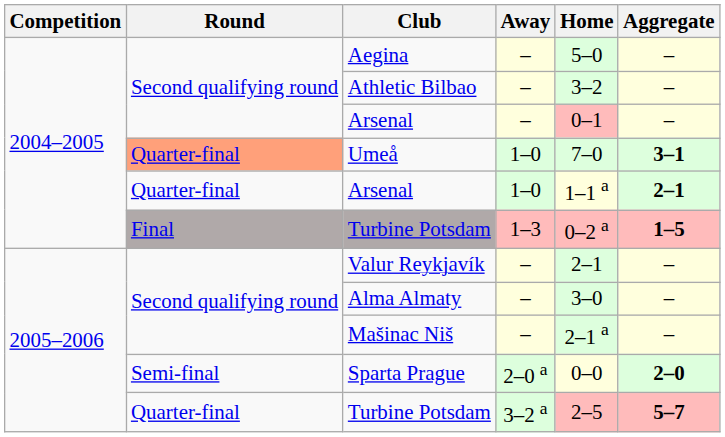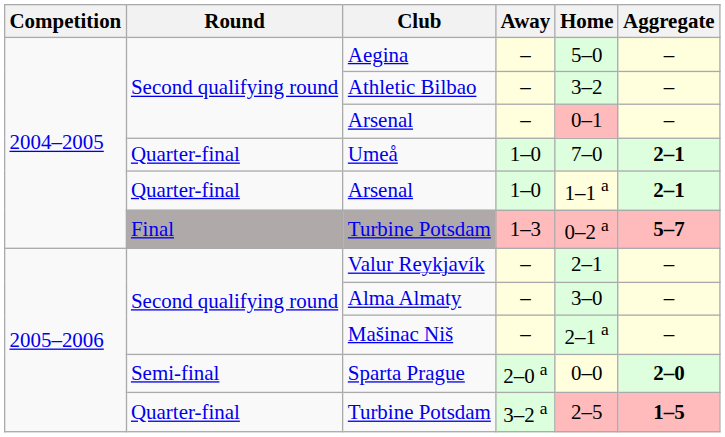(185, 154) lightsalmon background -> (185, 154) no background
(669, 154) 3–1 -> (669, 154) 2–1
(669, 229) 1–5 -> (669, 229) 5–7
(669, 412) 5–7 -> (669, 412) 1–5
